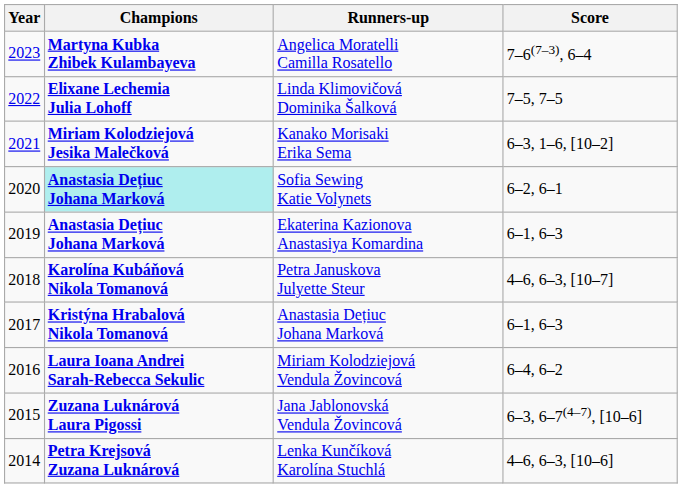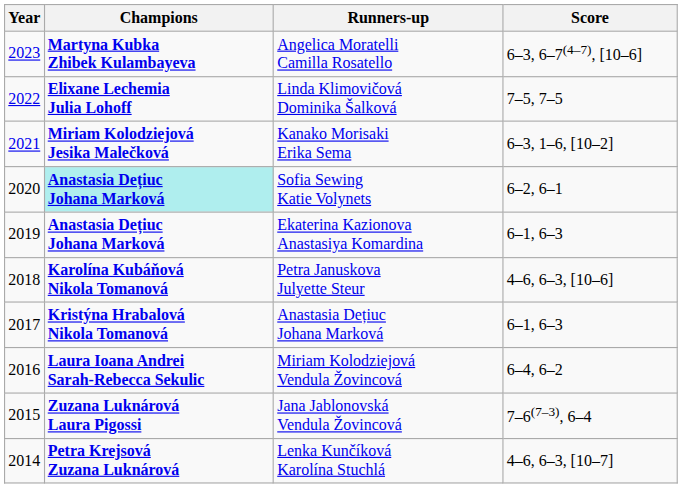(549, 53) 7–6(7–3), 6–4 -> (574, 53) 6–3, 6–7(4–7), [10–6]
(560, 280) 4–6, 6–3, [10–7] -> (560, 280) 4–6, 6–3, [10–6]
(574, 415) 6–3, 6–7(4–7), [10–6] -> (549, 415) 7–6(7–3), 6–4
(560, 460) 4–6, 6–3, [10–6] -> (560, 460) 4–6, 6–3, [10–7]
